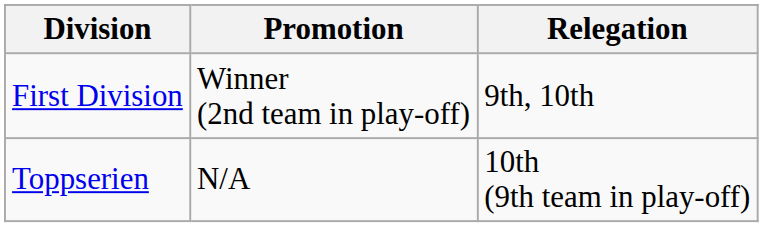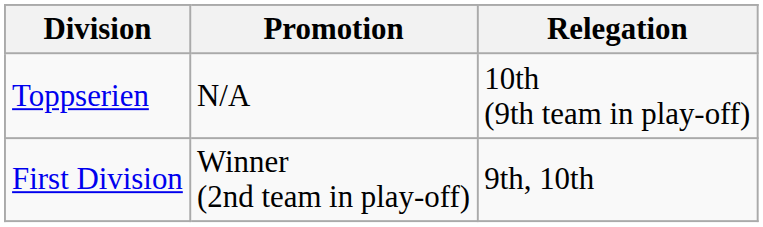rows swapped: (80, 179) <-> (97, 95)
